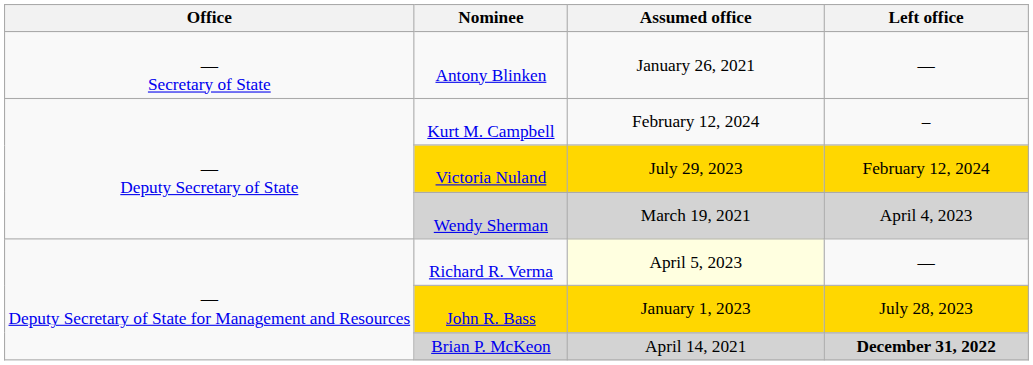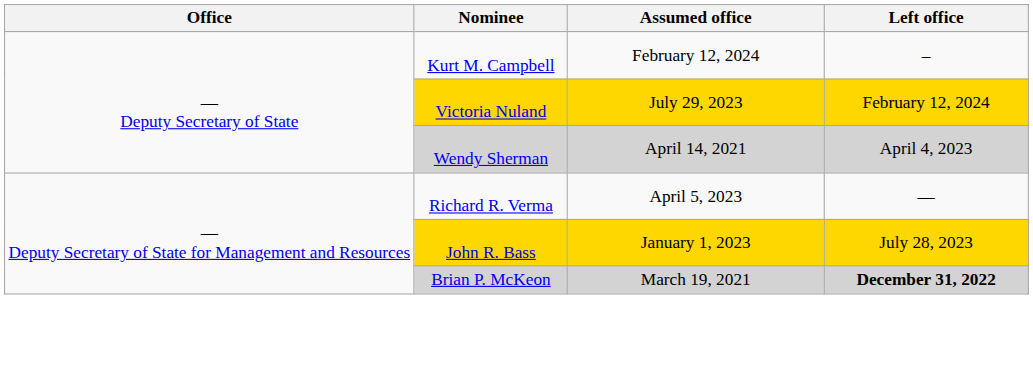- row: (491, 74)
(696, 215) March 19, 2021 -> (696, 149) April 14, 2021
(696, 262) lightyellow background -> (696, 195) no background
(696, 346) April 14, 2021 -> (696, 279) March 19, 2021
